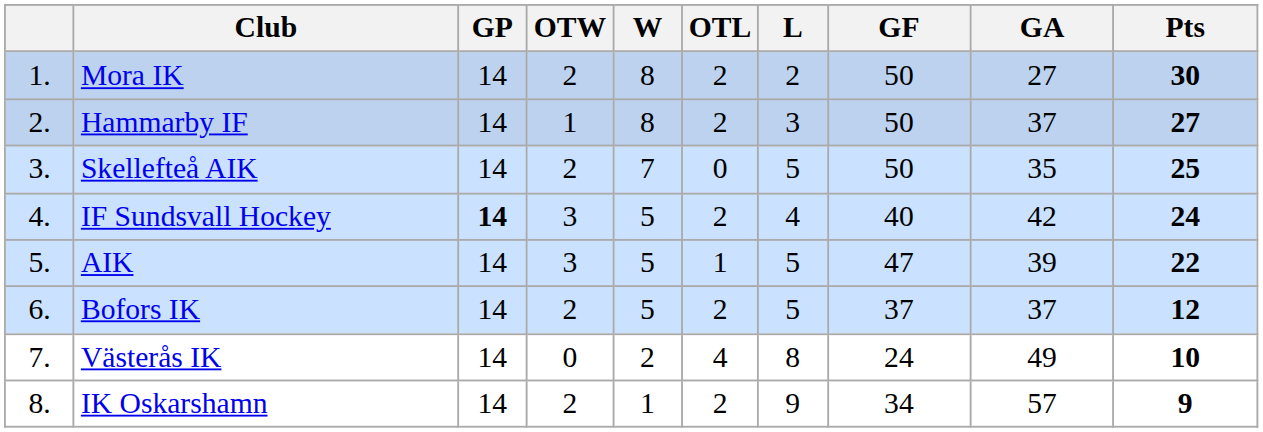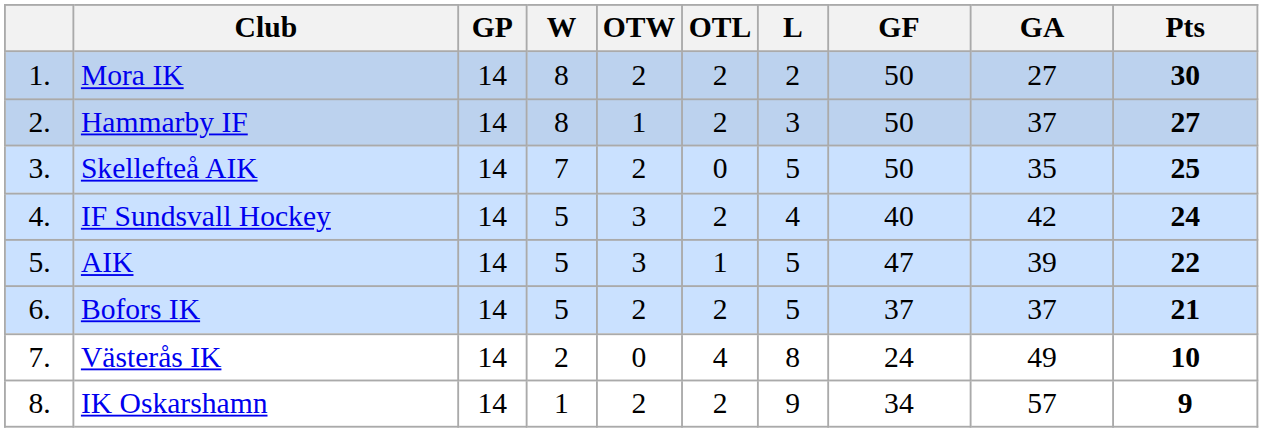columns swapped: (647, 27) <-> (570, 27)
(492, 215) bold -> (492, 215) normal
(1185, 309) 12 -> (1185, 309) 21
